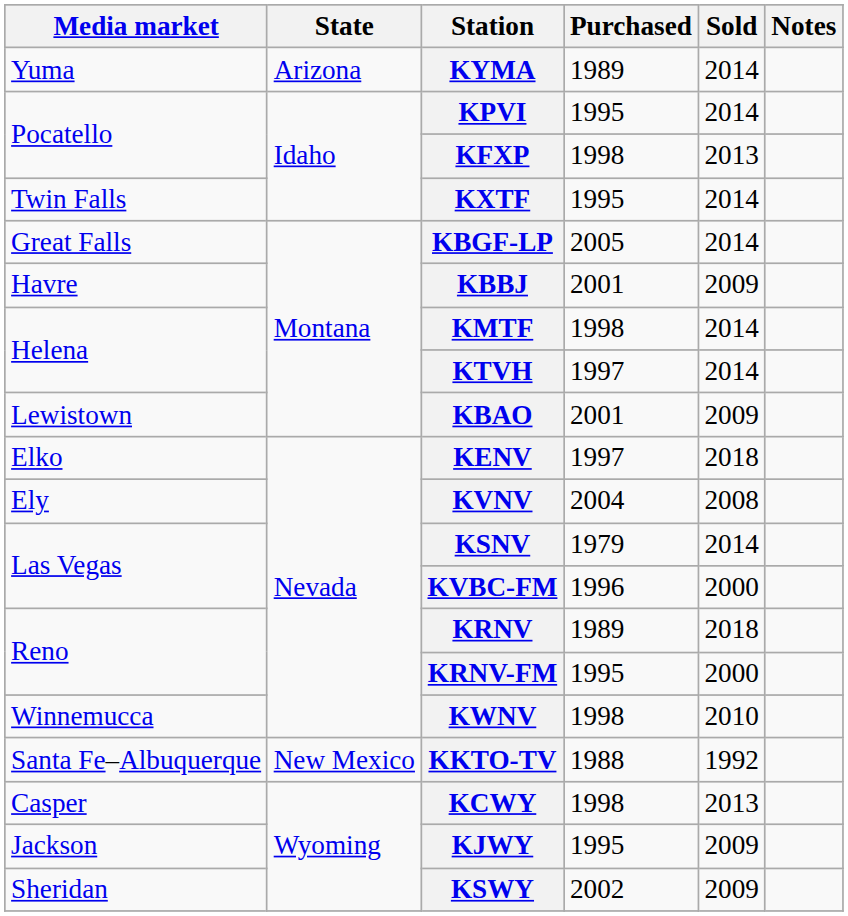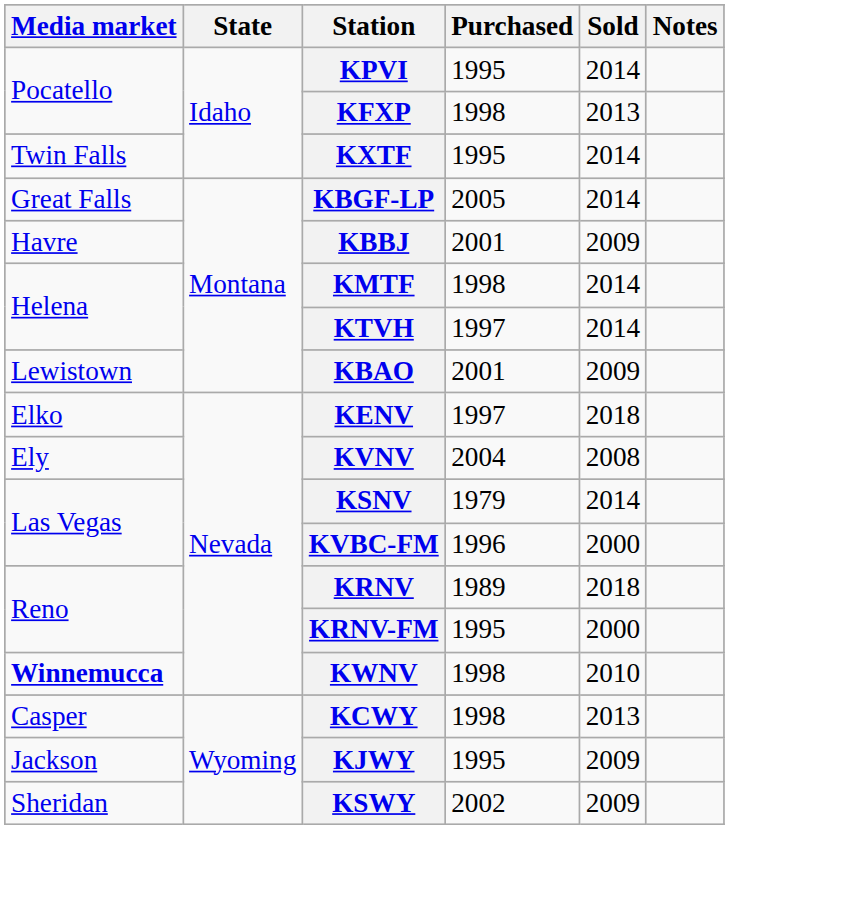- row: (492, 69)
(82, 716) normal -> (87, 673) bold
- row: (492, 759)
